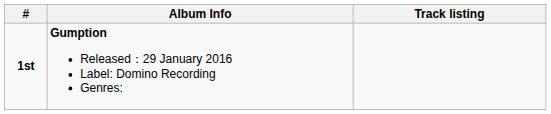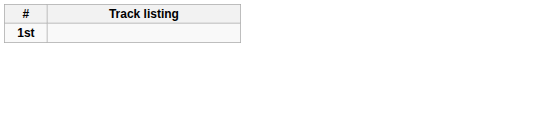- column: (200, 14)
